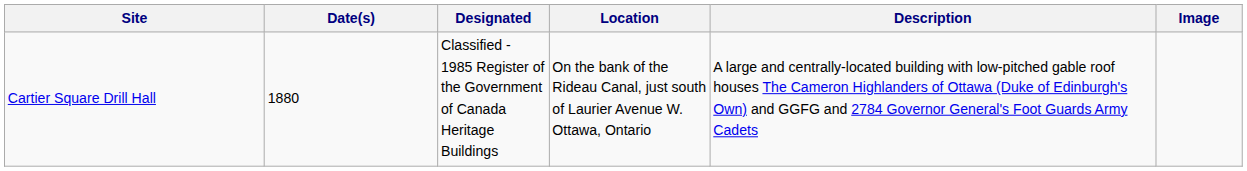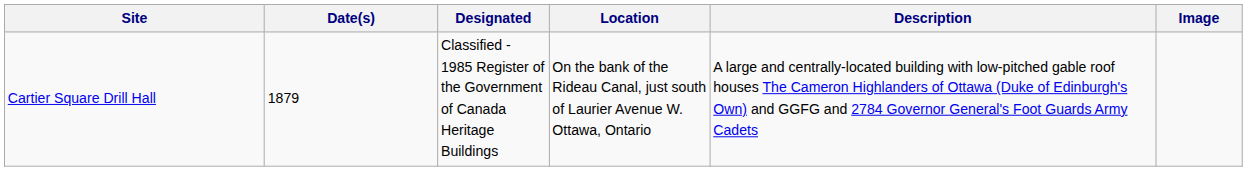(283, 99) 1880 -> (283, 99) 1879
